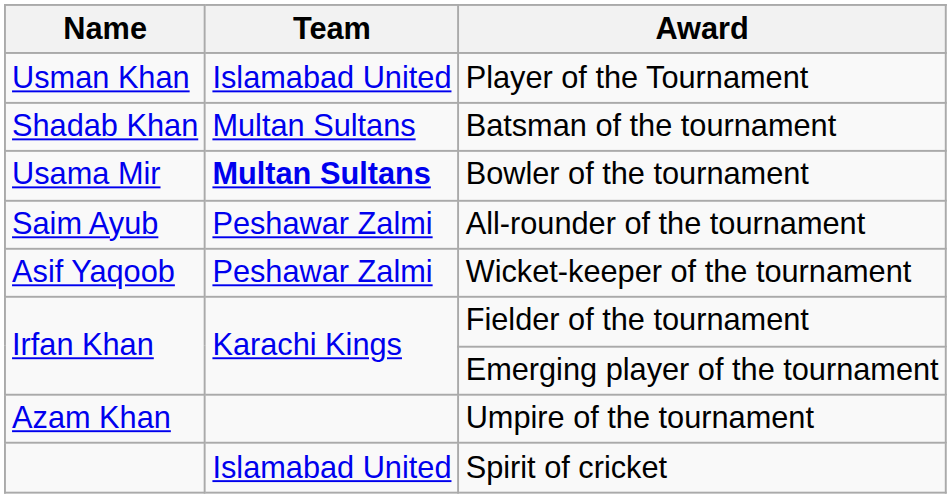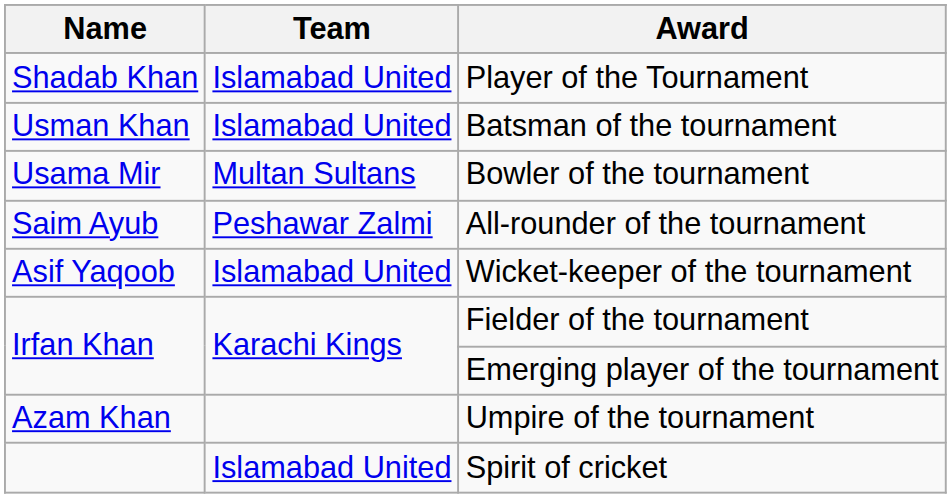(101, 77) Usman Khan -> (105, 77) Shadab Khan
(105, 126) Shadab Khan -> (101, 126) Usman Khan
(314, 126) Multan Sultans -> (332, 126) Islamabad United
(322, 175) bold -> (314, 175) normal
(323, 272) Peshawar Zalmi -> (332, 272) Islamabad United
